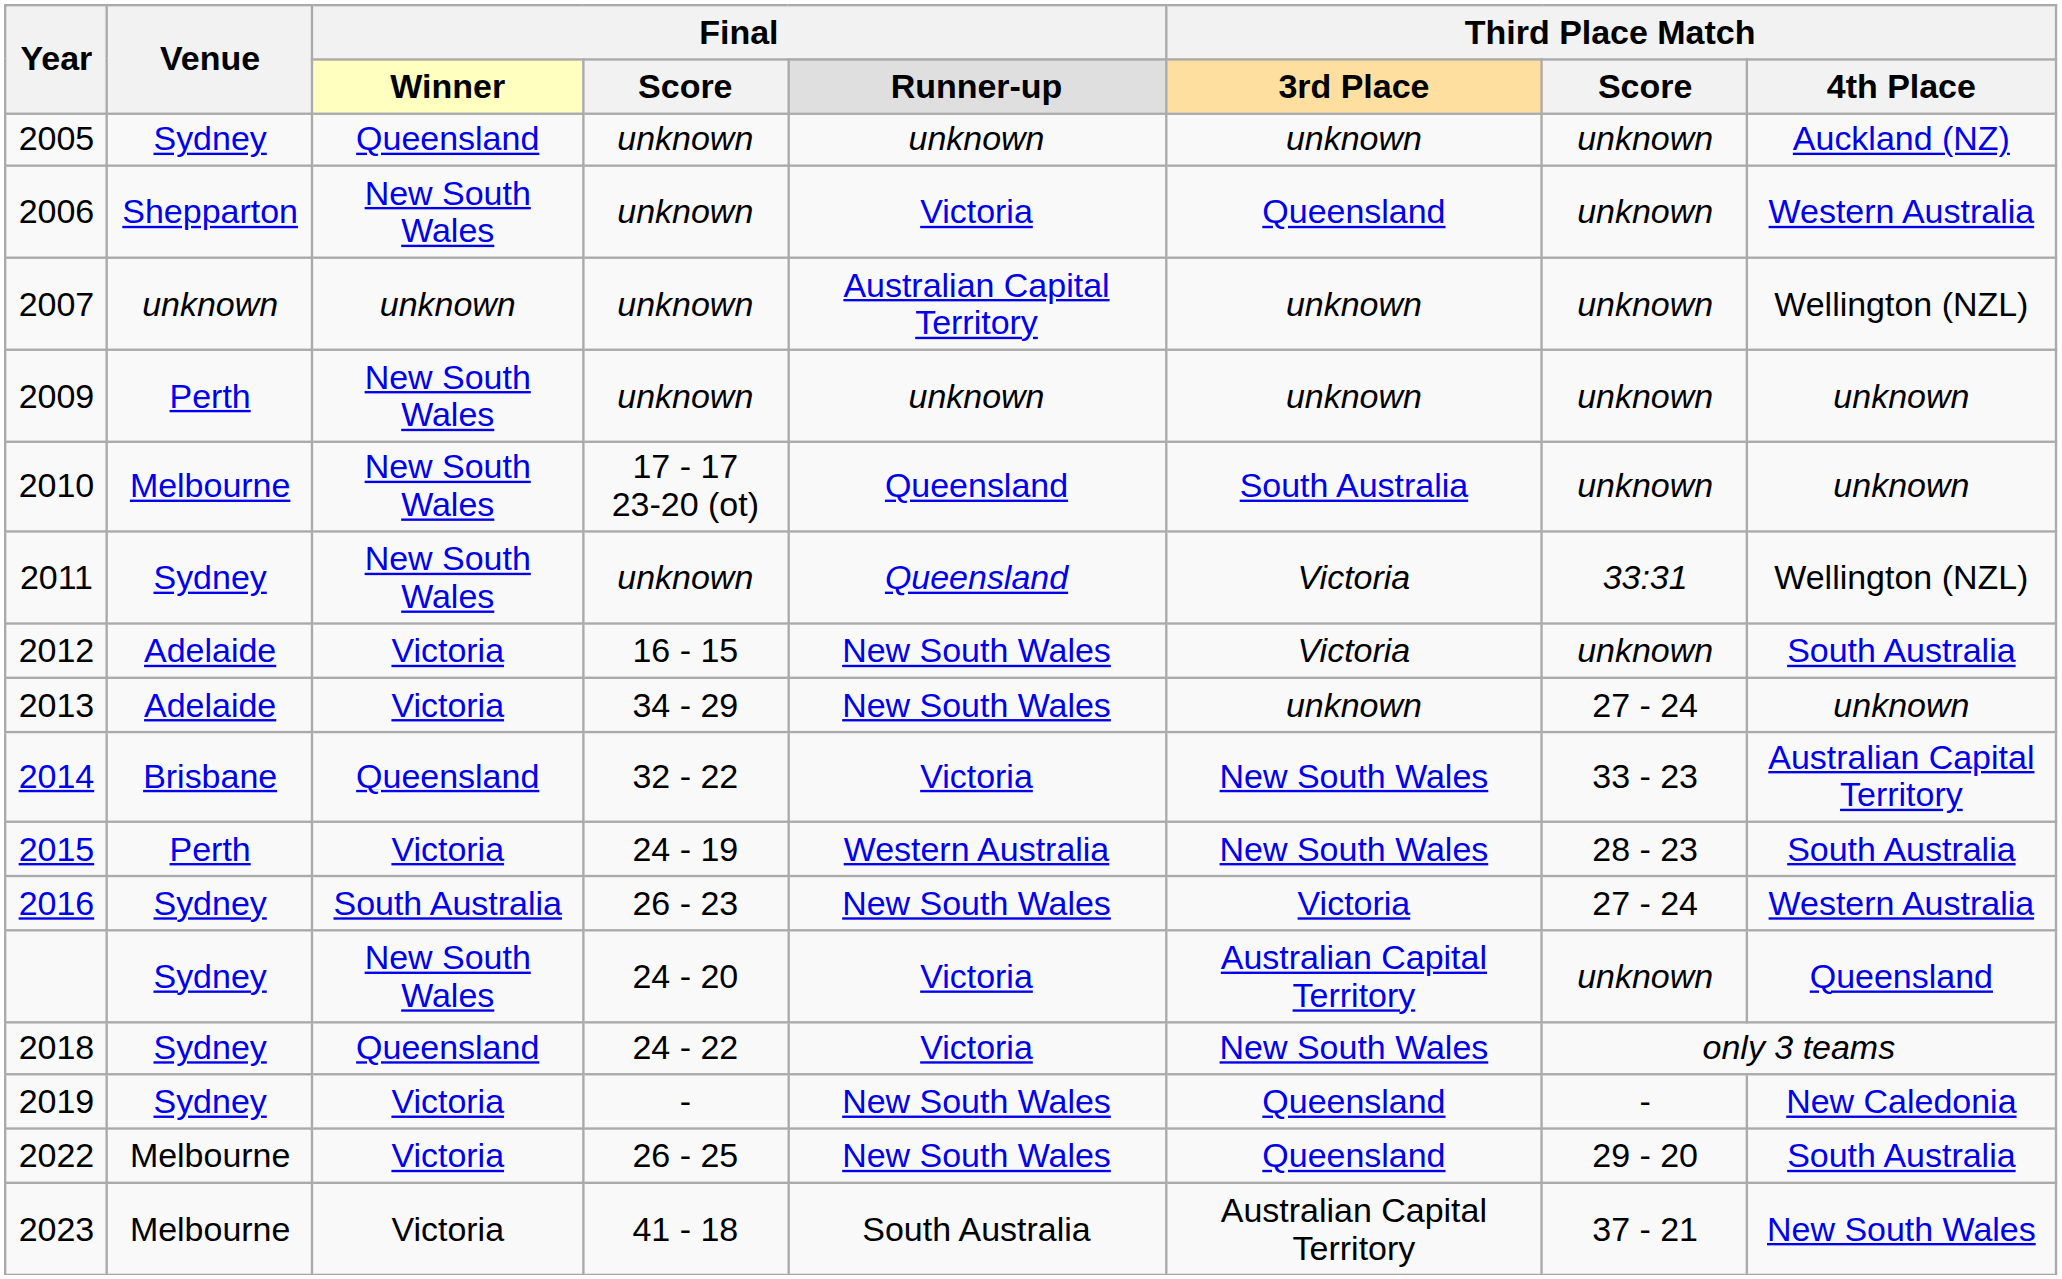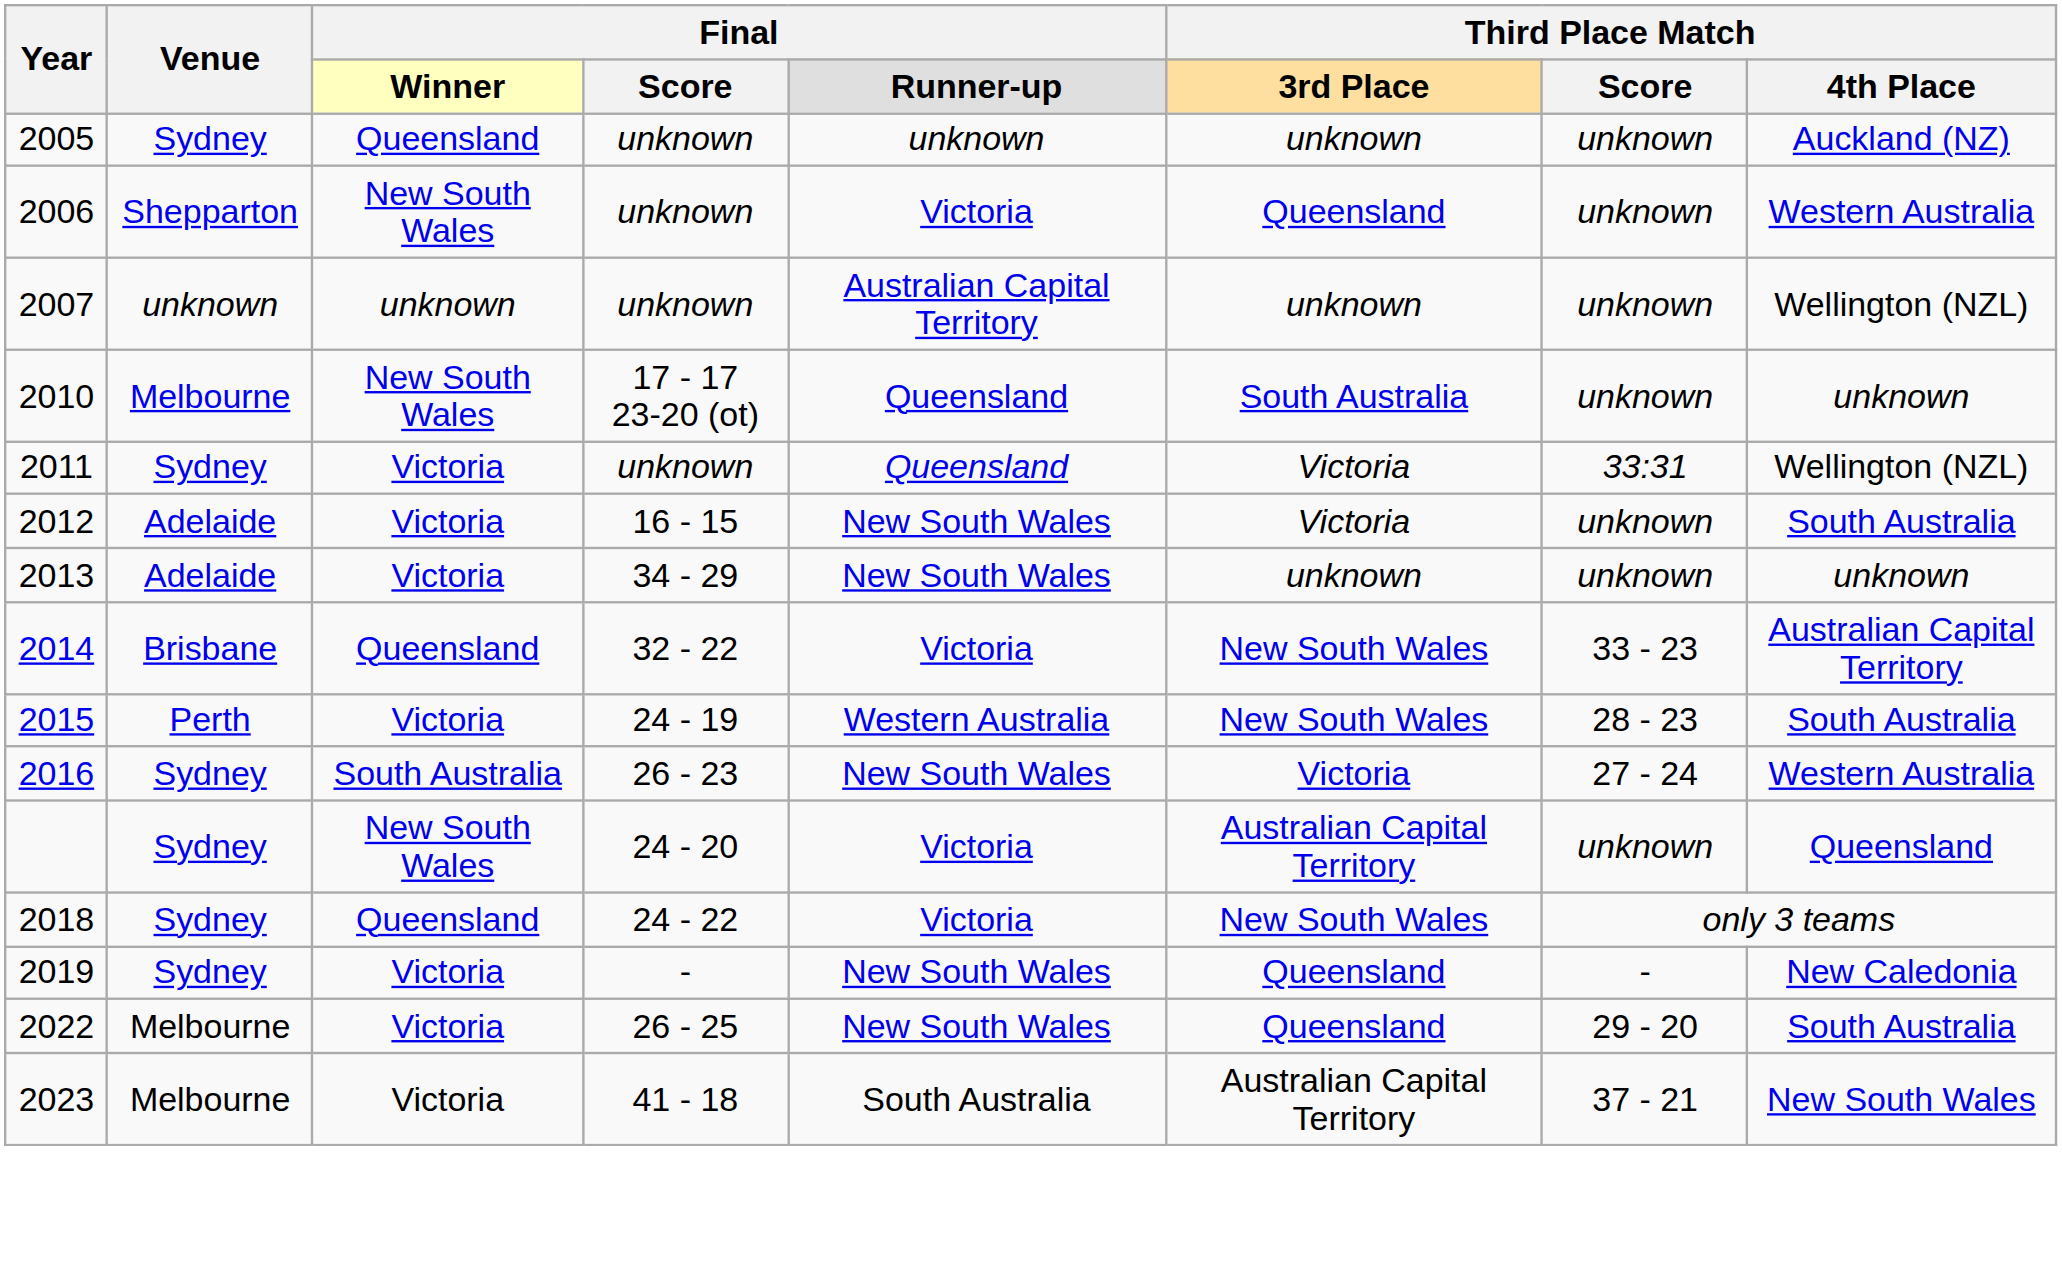- row: (56, 395)
(448, 578) New South Wales -> (448, 468) Victoria
(1645, 704) 27 - 24 -> (1645, 575) unknown
